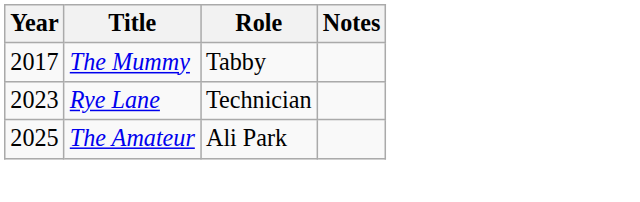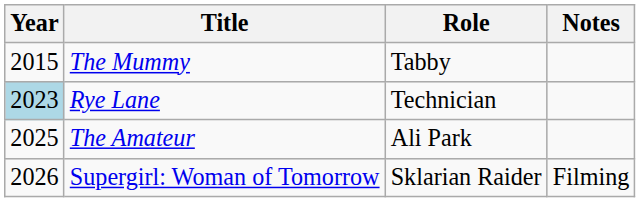(34, 61) 2017 -> (34, 61) 2015
(34, 100) no background -> (34, 100) lightblue background
+ row: (225, 176)
